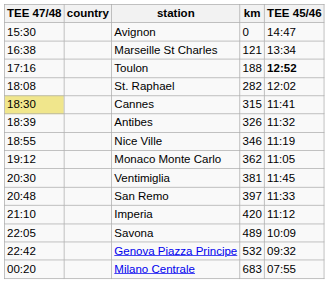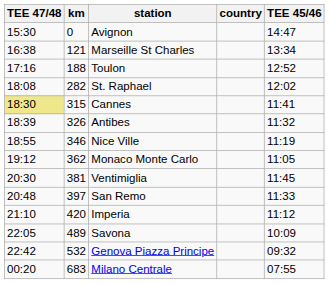columns swapped: (88, 13) <-> (252, 13)
(282, 68) bold -> (282, 68) normal
